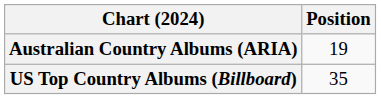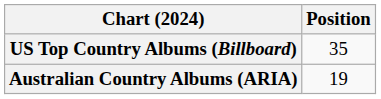rows swapped: (153, 49) <-> (153, 78)
